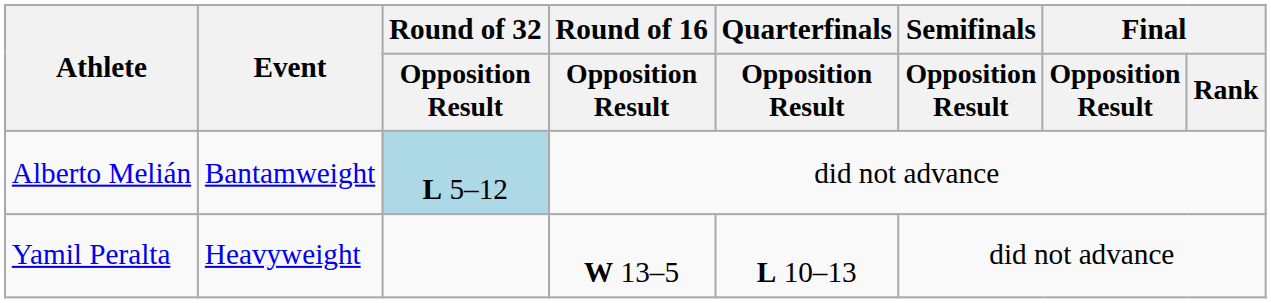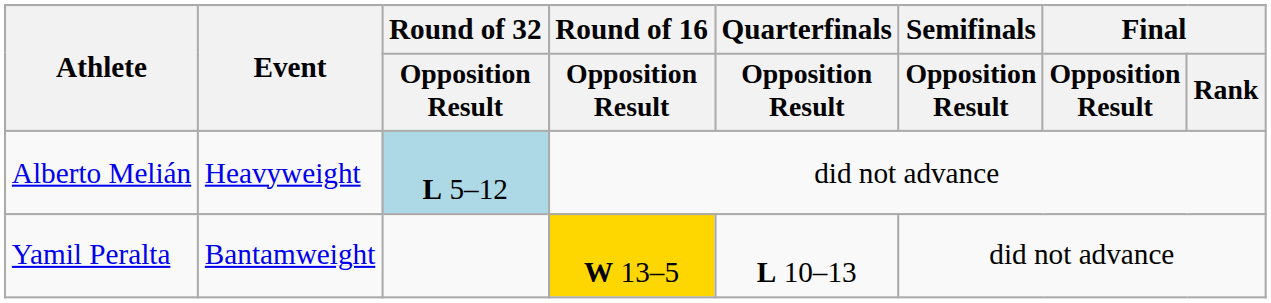(290, 172) Bantamweight -> (283, 172) Heavyweight
(283, 255) Heavyweight -> (290, 255) Bantamweight
(632, 272) no background -> (632, 272) gold background
